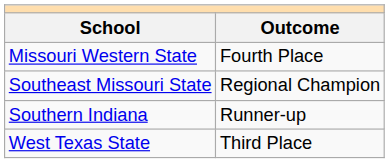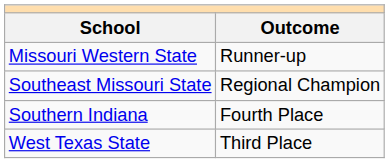(272, 56) Fourth Place -> (263, 56) Runner-up
(263, 114) Runner-up -> (272, 114) Fourth Place
